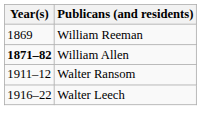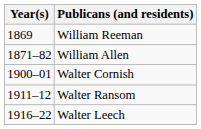(29, 54) bold -> (29, 54) normal
+ row: (96, 74)
